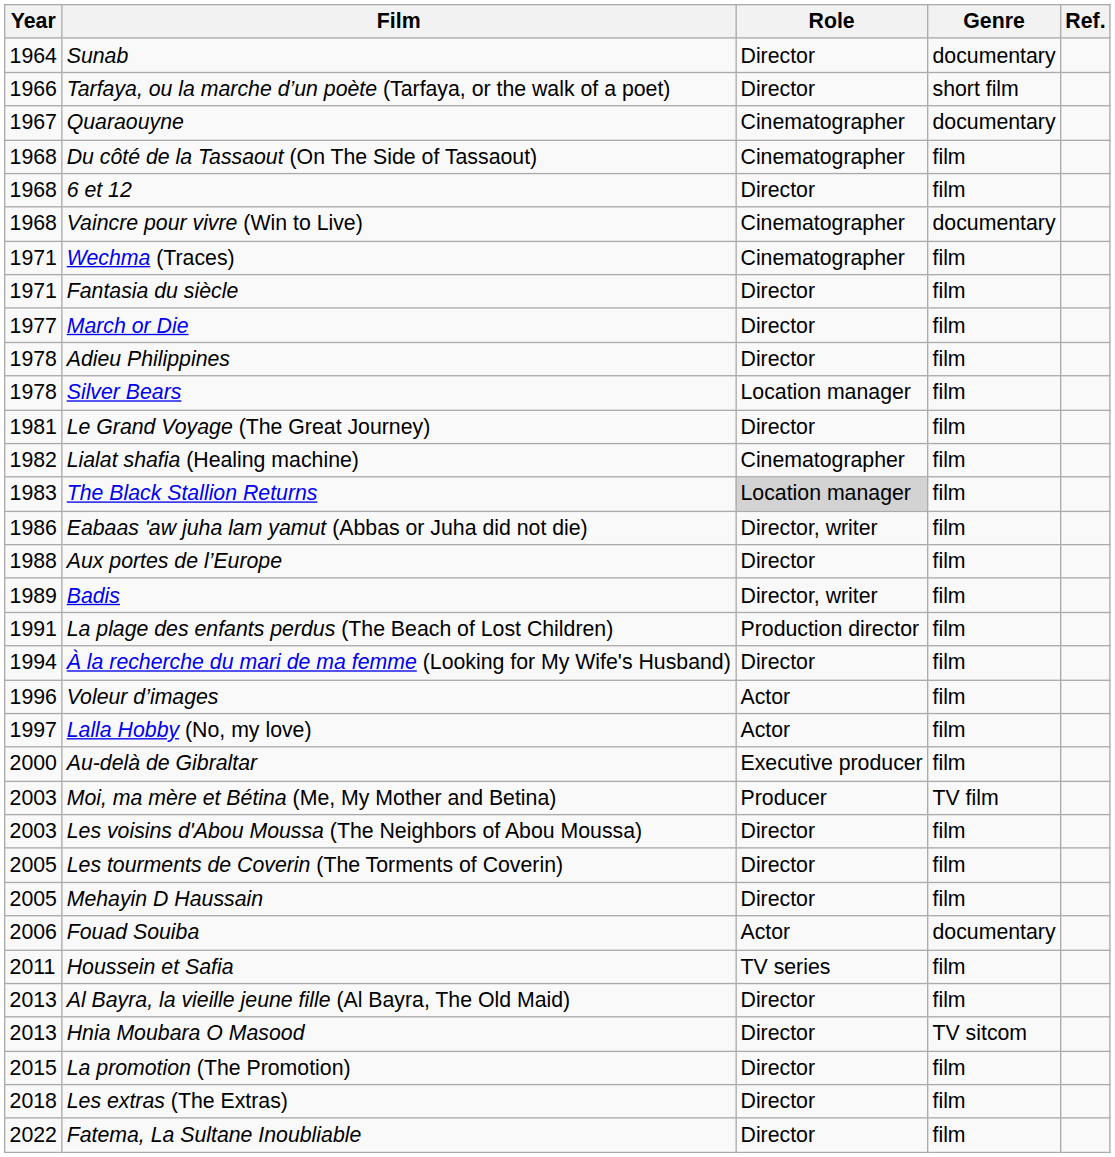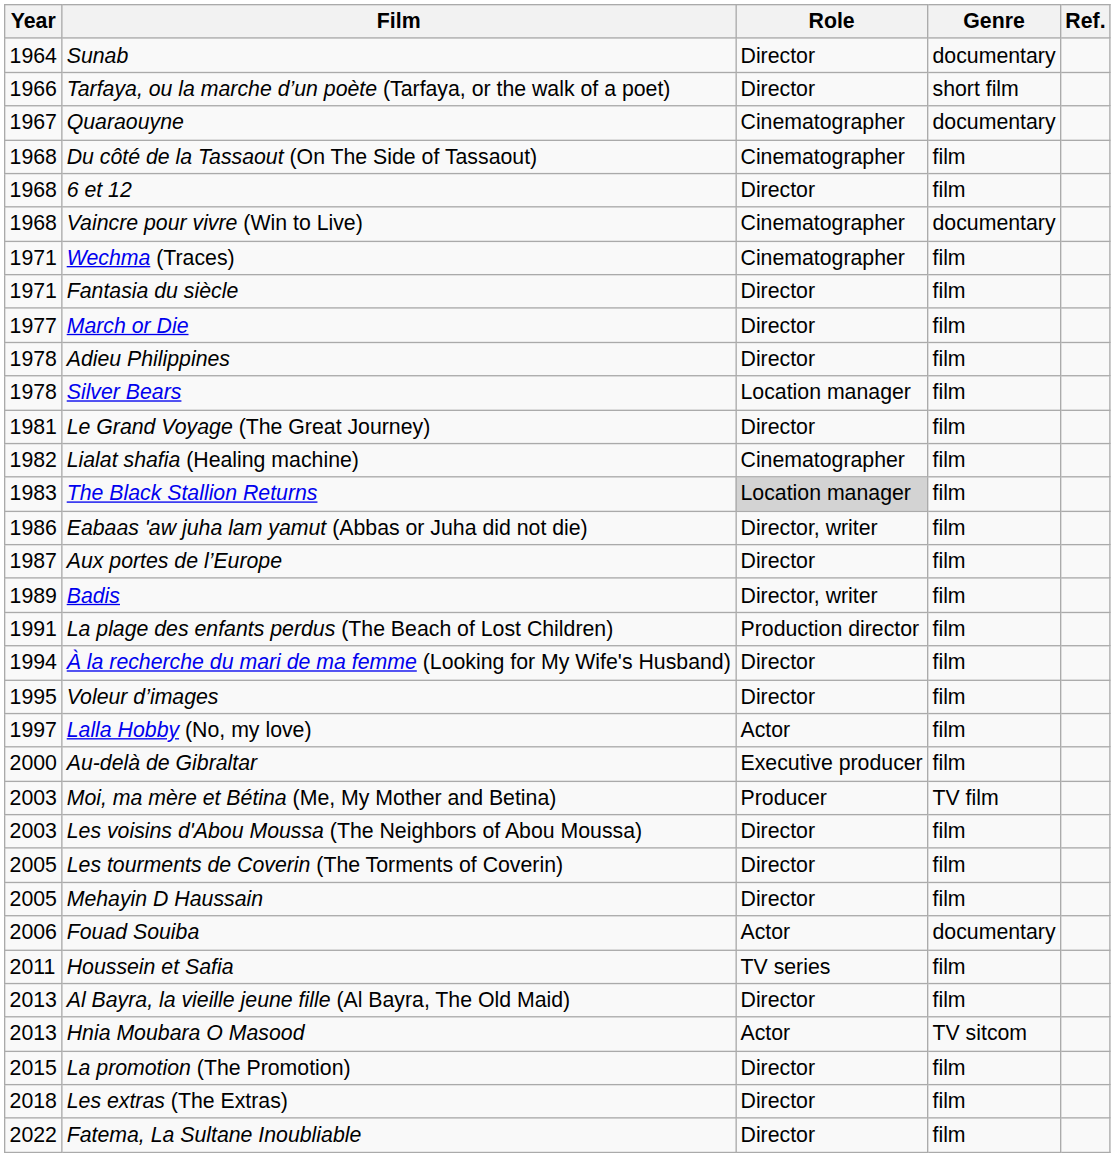(33, 561) 1988 -> (33, 561) 1987
(33, 696) 1996 -> (33, 696) 1995
(765, 696) Actor -> (778, 696) Director
(778, 1033) Director -> (765, 1033) Actor
